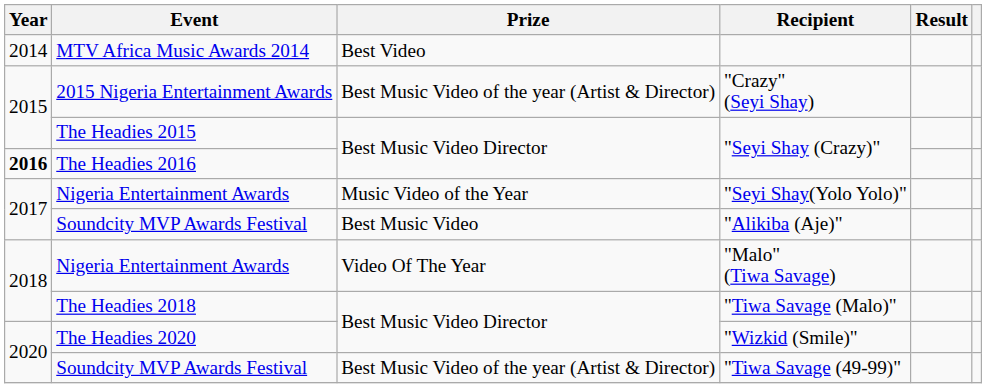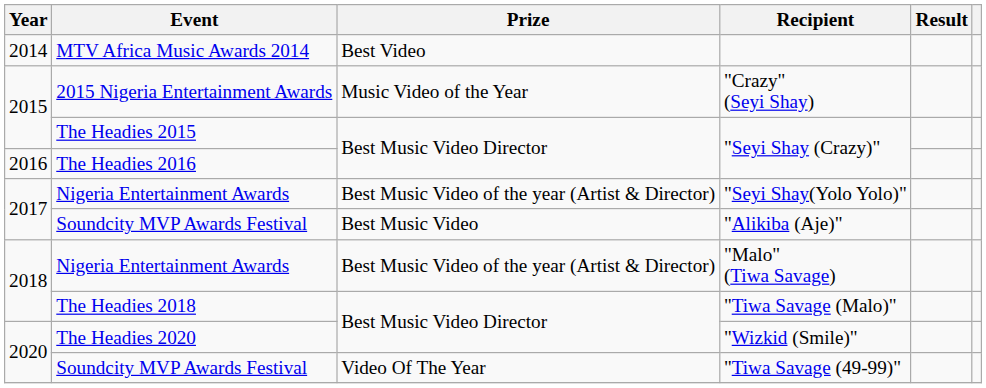(528, 91) Best Music Video of the year (Artist & Director) -> (435, 91) Music Video of the Year
(28, 163) bold -> (28, 163) normal
(435, 193) Music Video of the Year -> (528, 193) Best Music Video of the year (Artist & Director)
(413, 265) Video Of The Year -> (528, 265) Best Music Video of the year (Artist & Director)
(528, 367) Best Music Video of the year (Artist & Director) -> (413, 367) Video Of The Year
